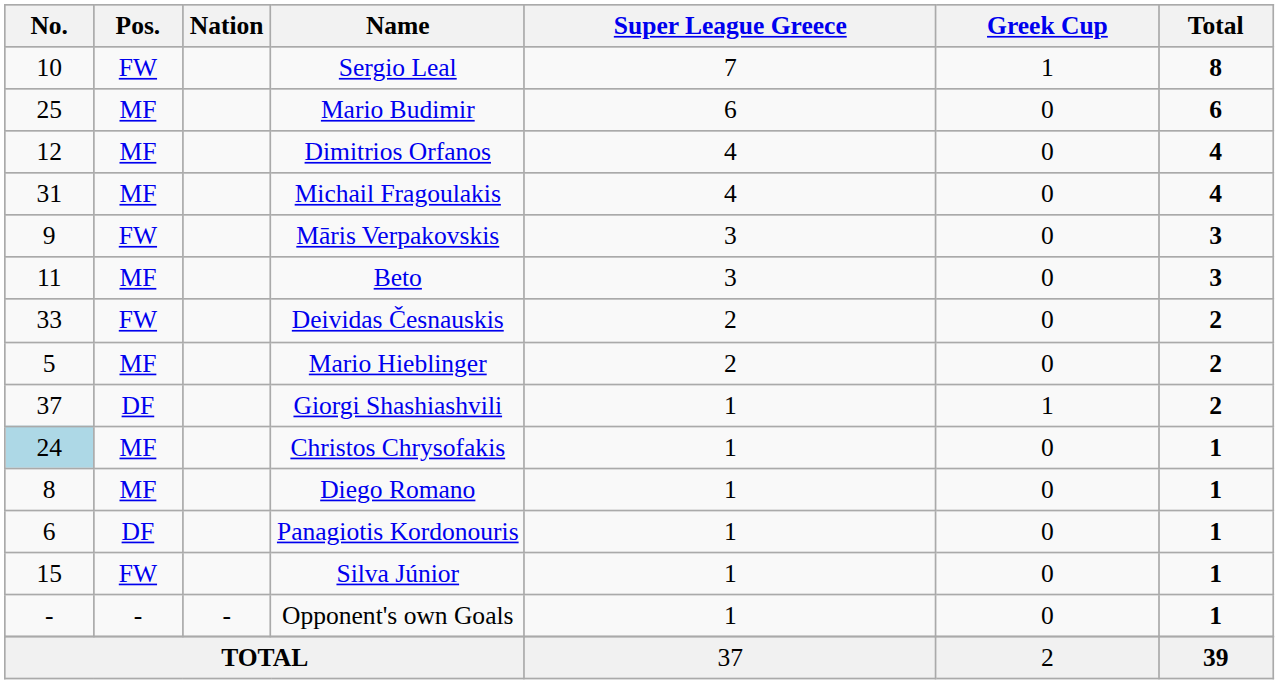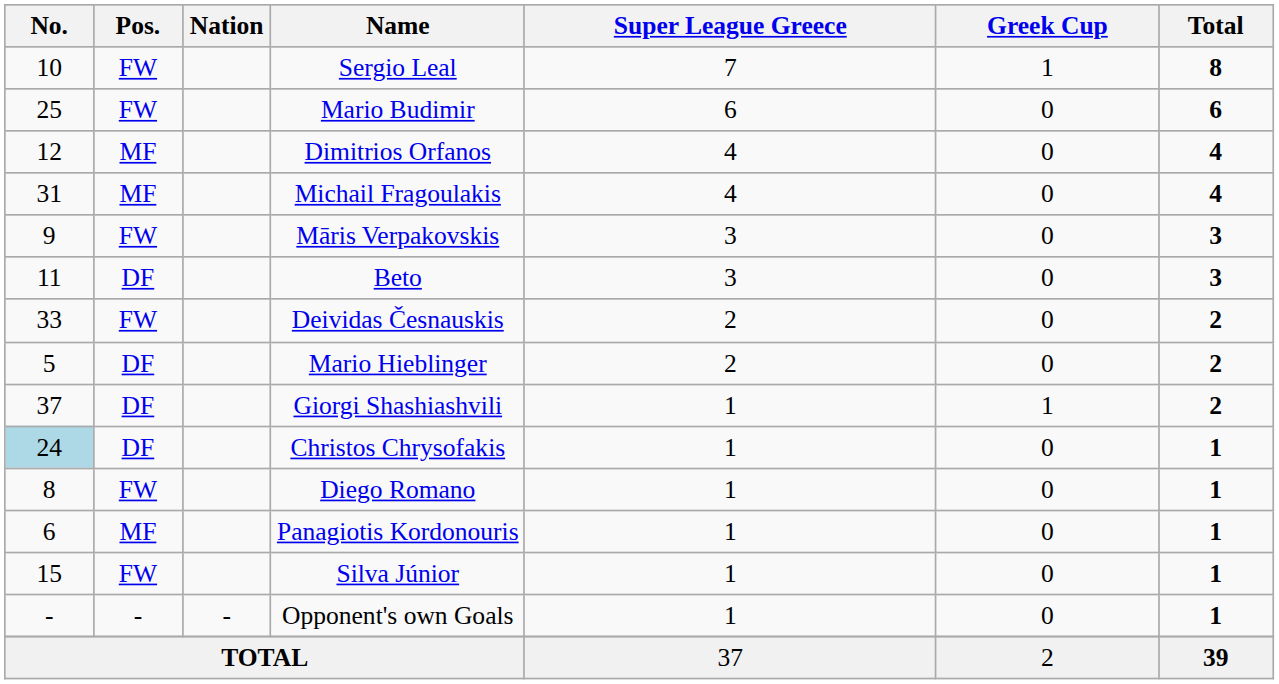(138, 109) MF -> (138, 109) FW
(138, 278) MF -> (138, 278) DF
(138, 362) MF -> (138, 362) DF
(138, 446) MF -> (138, 446) DF
(138, 488) MF -> (138, 488) FW
(138, 530) DF -> (138, 530) MF
